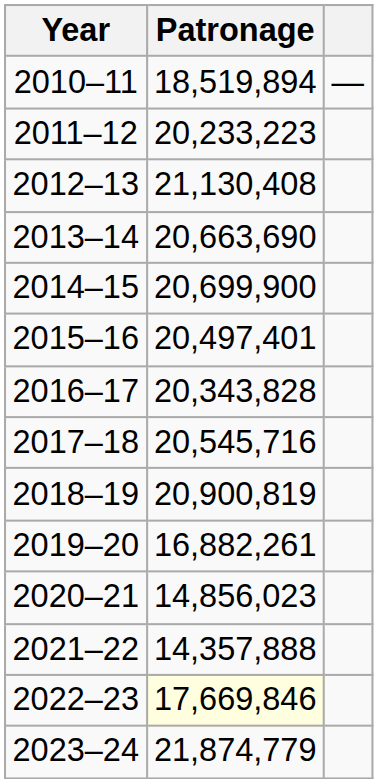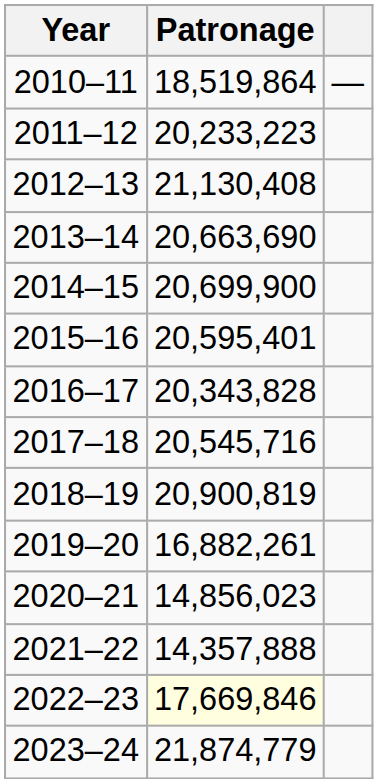(235, 81) 18,519,894 -> (235, 81) 18,519,864
(235, 339) 20,497,401 -> (235, 339) 20,595,401
